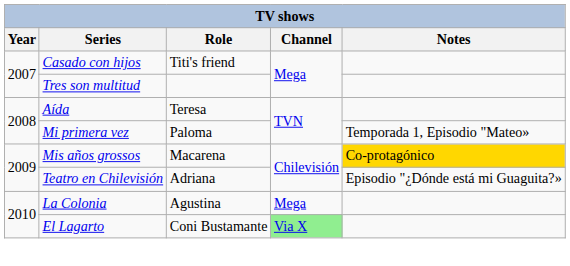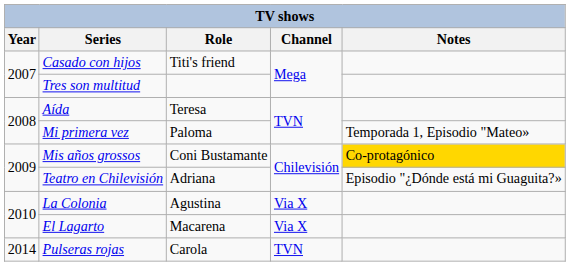(198, 156) Macarena -> (219, 156) Coni Bustamante
(290, 202) Mega -> (291, 202) Via X
(219, 226) Coni Bustamante -> (198, 226) Macarena
(291, 226) lightgreen background -> (291, 226) no background
+ row: (83, 249)
